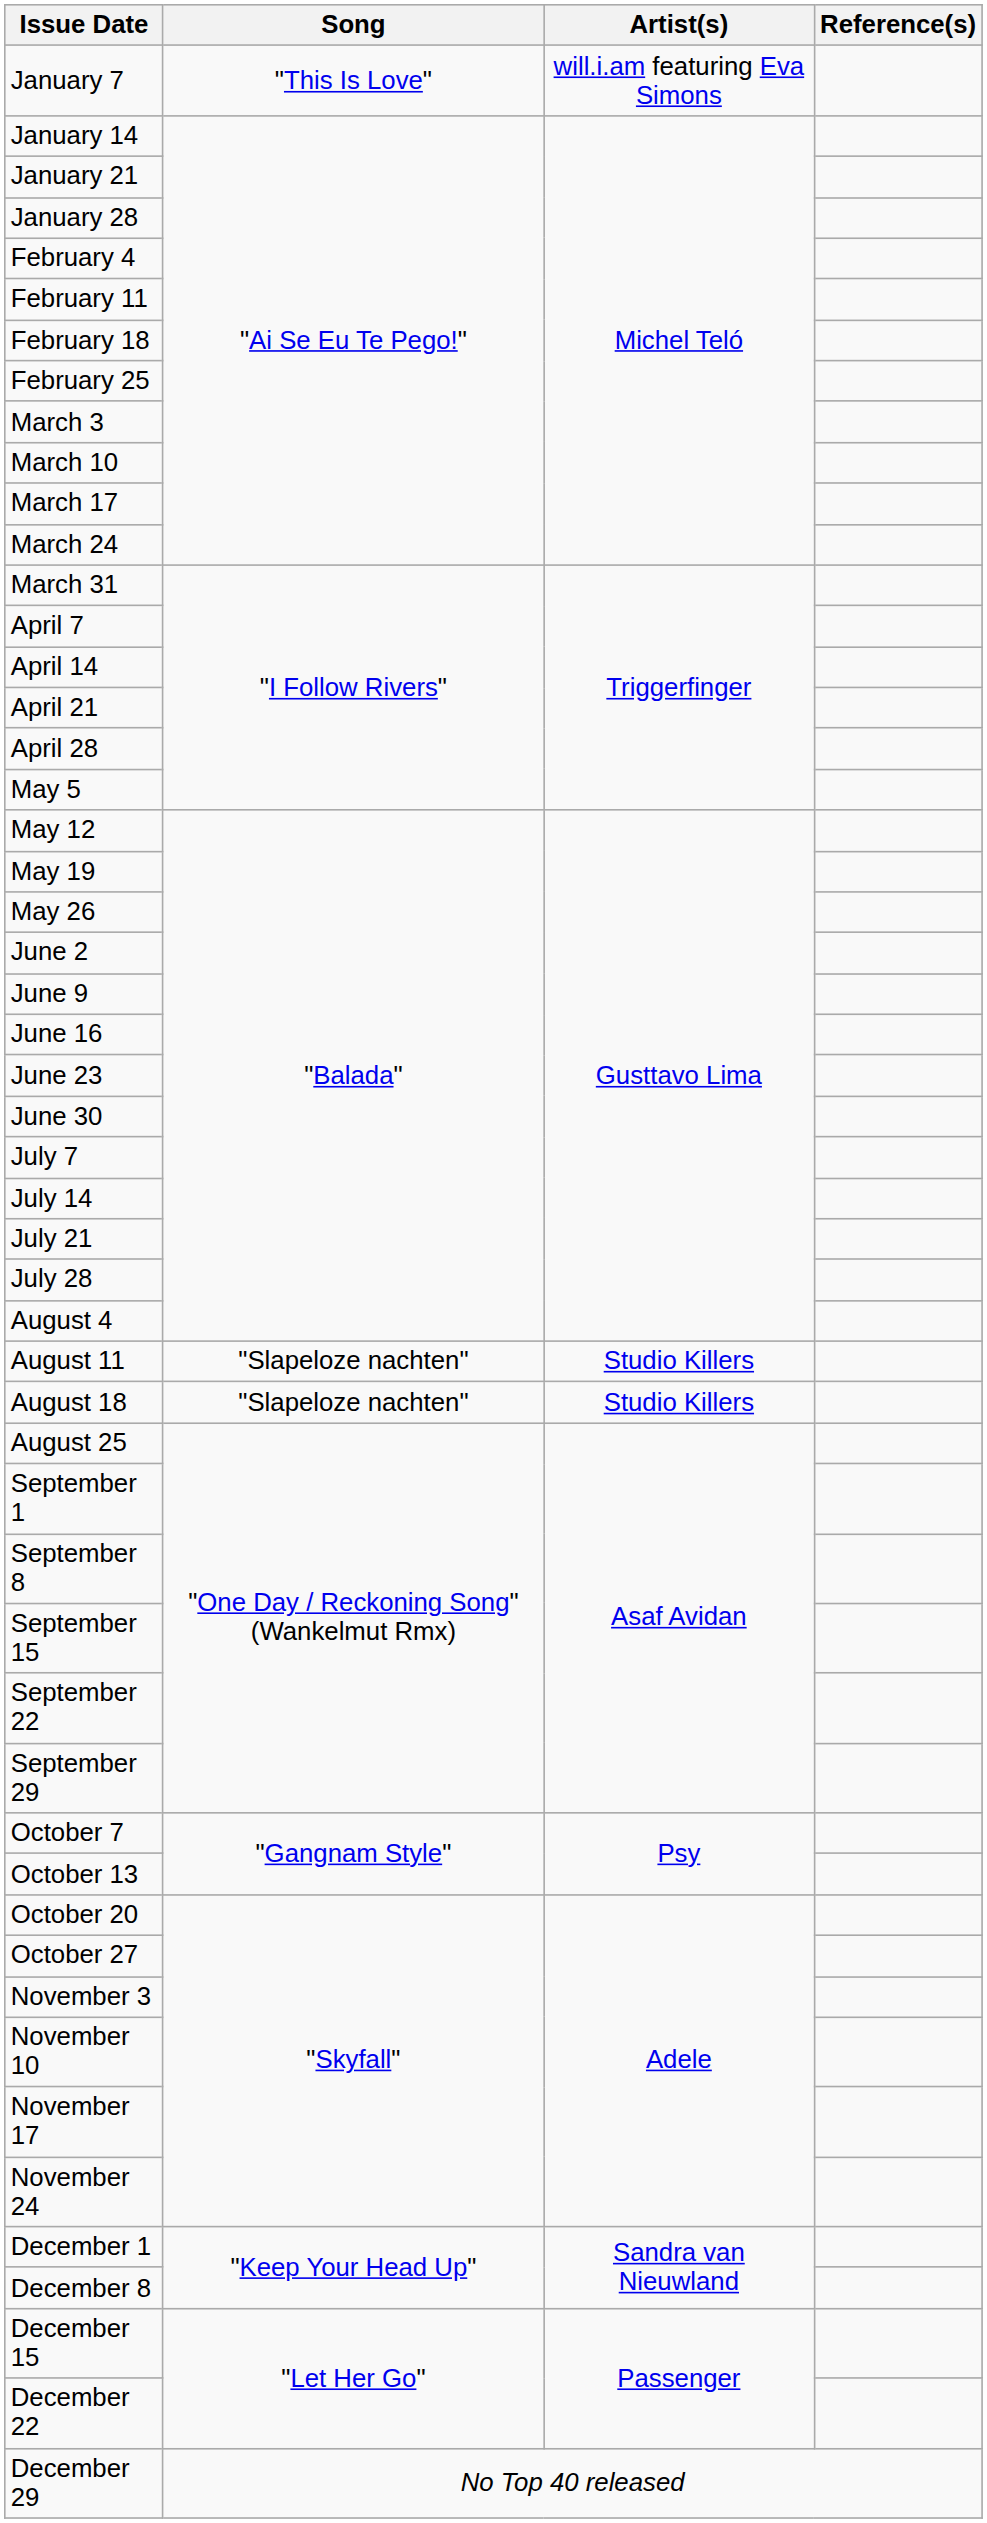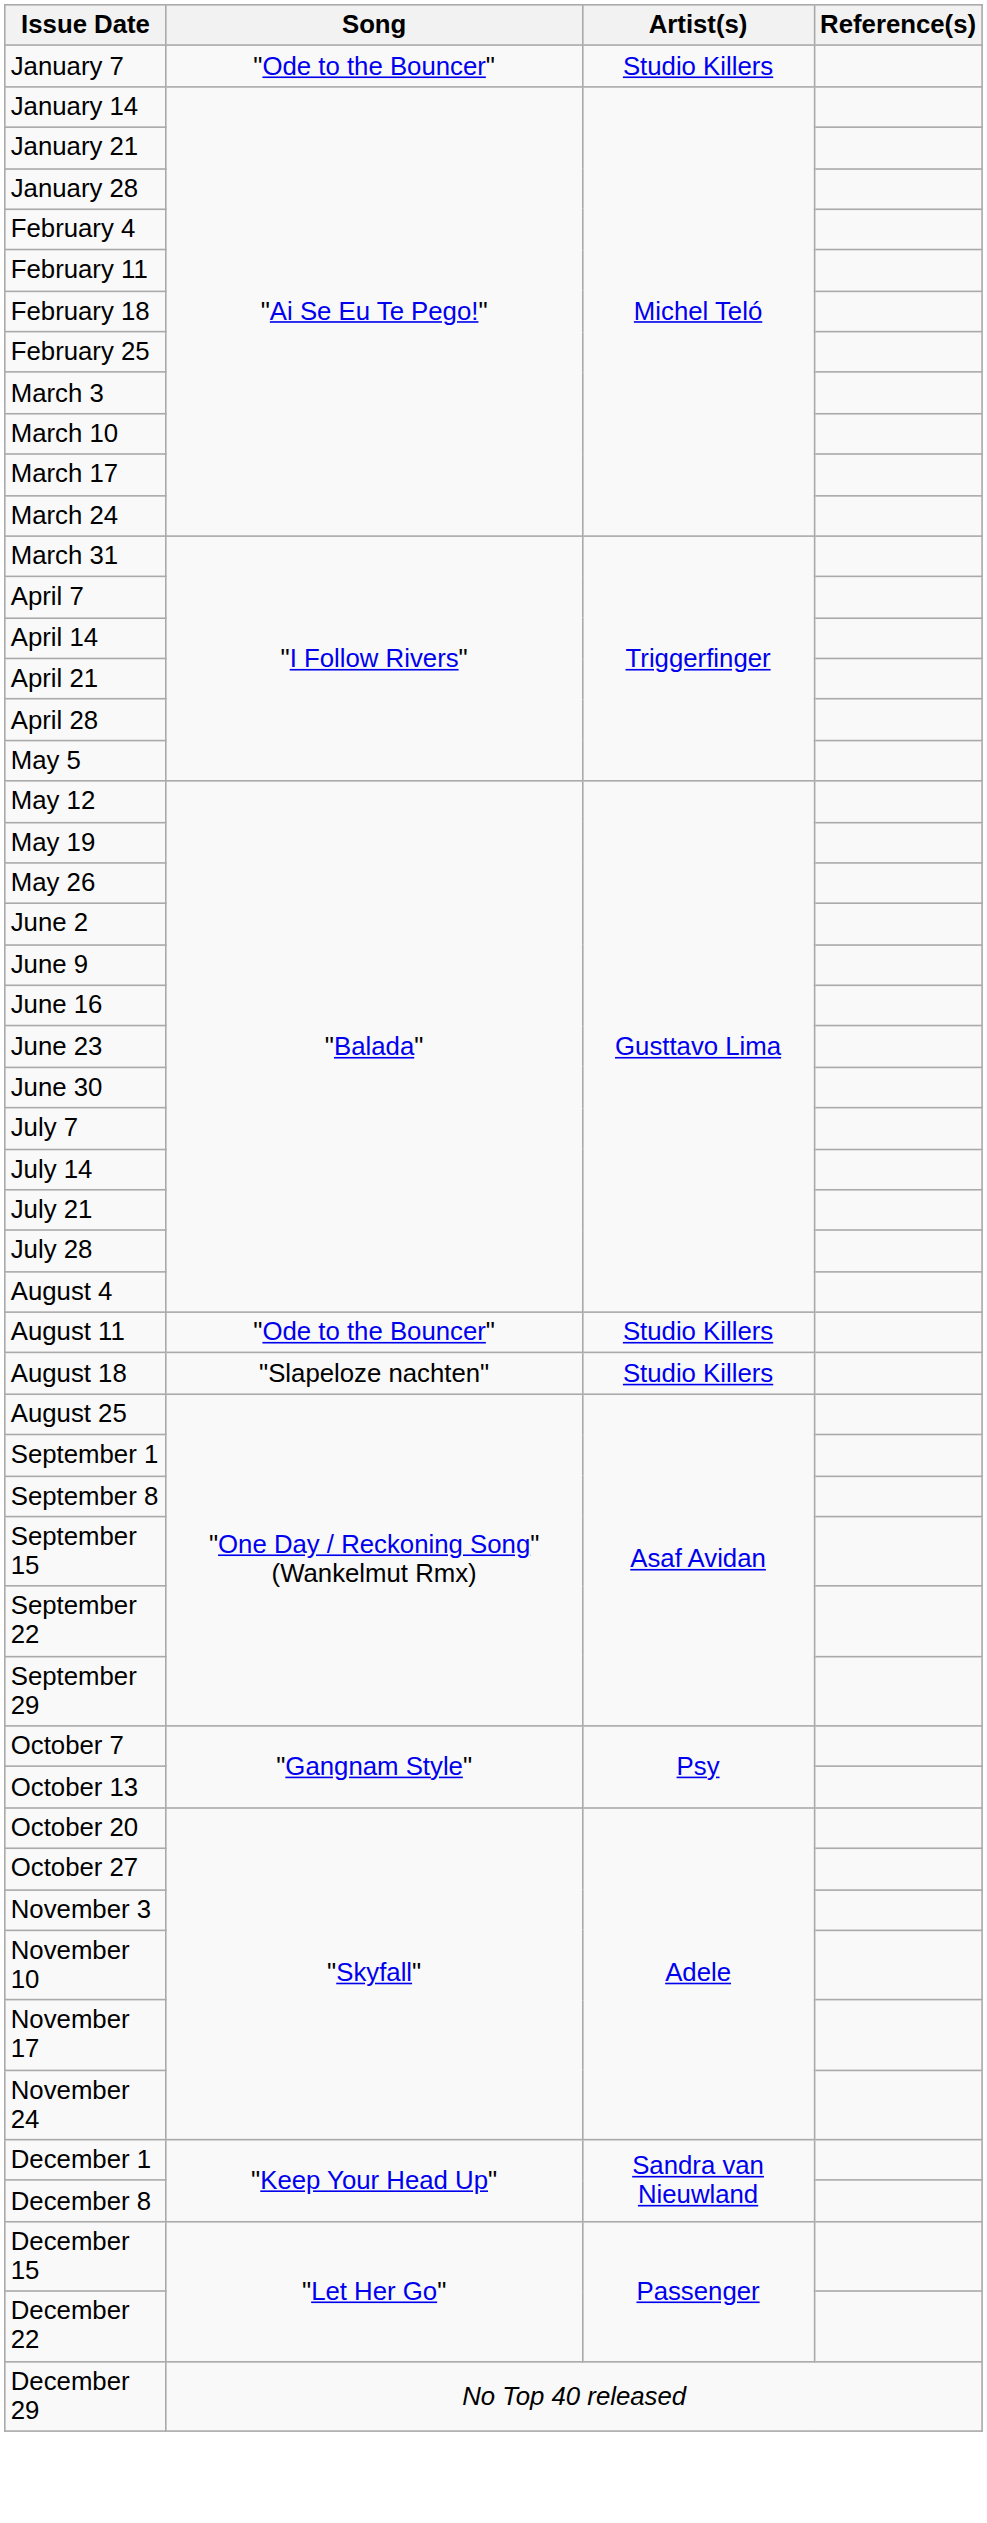(353, 80) "This Is Love" -> (374, 65) "Ode to the Bouncer"
(679, 80) will.i.am featuring Eva Simons -> (698, 65) Studio Killers
(353, 1361) "Slapeloze nachten" -> (374, 1332) "Ode to the Bouncer"
